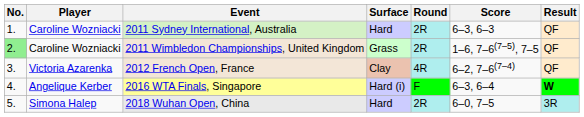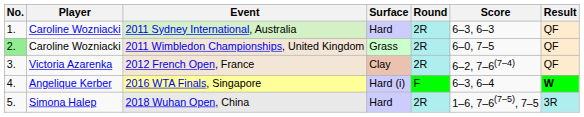(496, 48) 1–6, 7–6(7–5), 7–5 -> (473, 47) 6–0, 7–5
(420, 68) 4R -> (420, 65) 2R
(473, 103) 6–0, 7–5 -> (496, 102) 1–6, 7–6(7–5), 7–5
